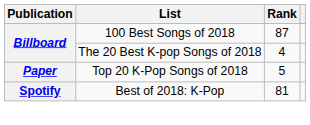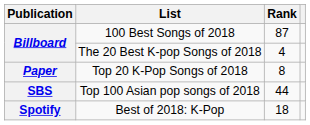(282, 71) 5 -> (282, 71) 8
+ row: (170, 91)
(282, 91) 81 -> (282, 110) 18
